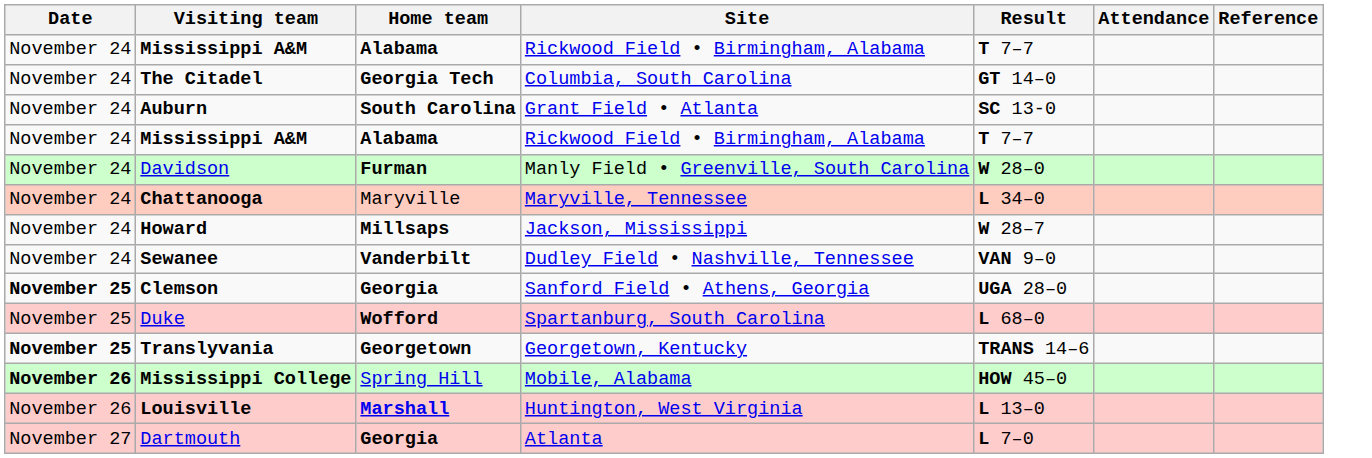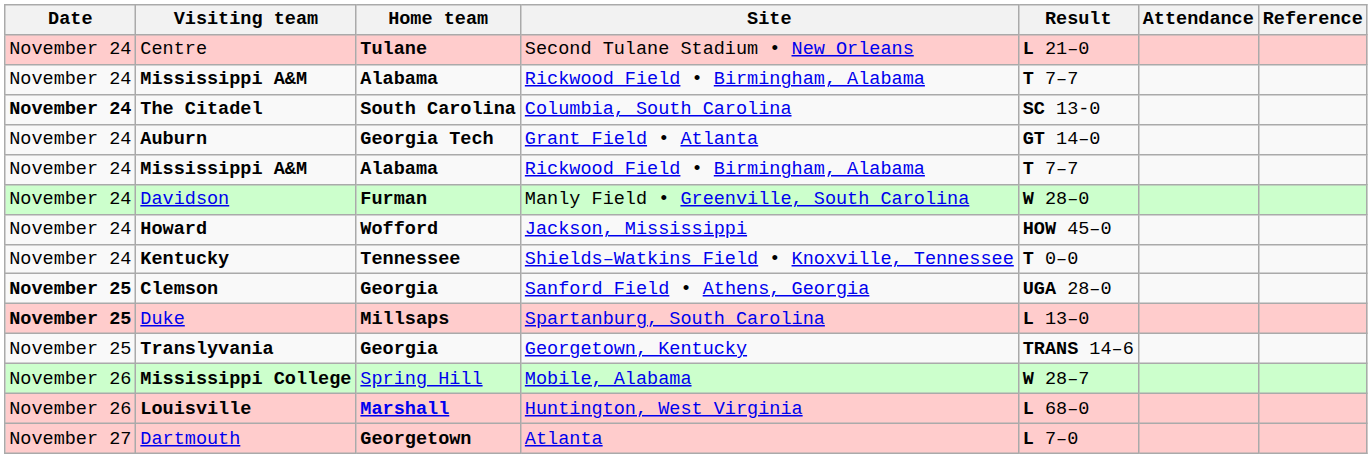+ row: (174, 50)
(70, 80) normal -> (70, 110) bold
(427, 80) Georgia Tech -> (438, 110) South Carolina
(1017, 80) GT 14–0 -> (1062, 110) SC 13-0
(438, 110) South Carolina -> (427, 140) Georgia Tech
(1017, 110) SC 13-0 -> (1062, 140) GT 14–0
- row: (201, 199)
(405, 229) Millsaps -> (399, 229) Wofford
(1012, 229) W 28–7 -> (1067, 229) HOW 45–0
+ row: (185, 259)
- row: (179, 259)
(70, 319) normal -> (70, 319) bold
(399, 319) Wofford -> (405, 319) Millsaps
(1012, 319) L 68–0 -> (1056, 319) L 13–0
(70, 349) bold -> (70, 349) normal
(416, 349) Georgetown -> (399, 349) Georgia
(70, 379) bold -> (70, 379) normal
(1023, 379) HOW 45–0 -> (1056, 379) W 28–7
(1012, 409) L 13–0 -> (1056, 409) L 68–0
(399, 439) Georgia -> (416, 439) Georgetown
